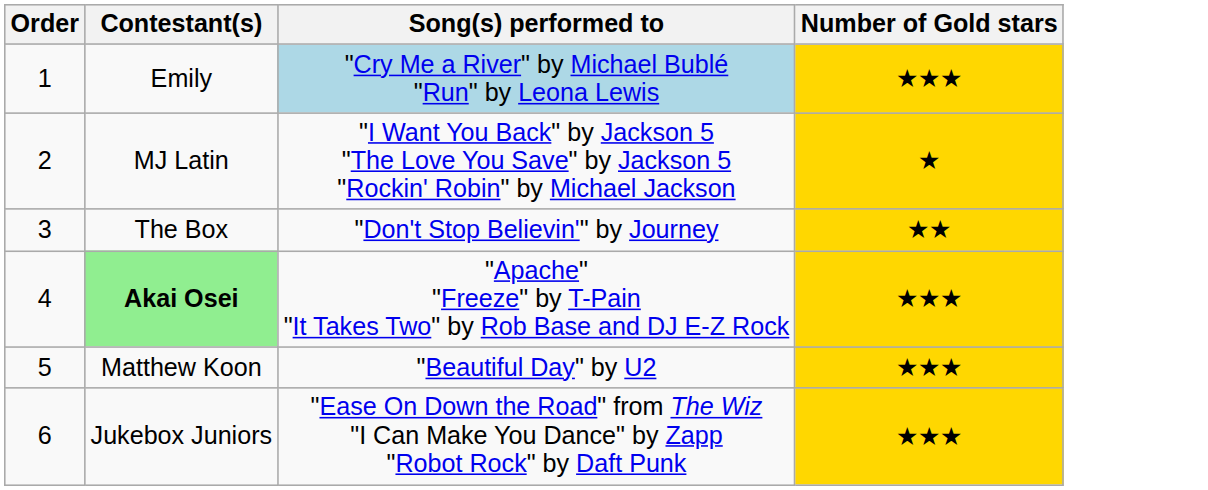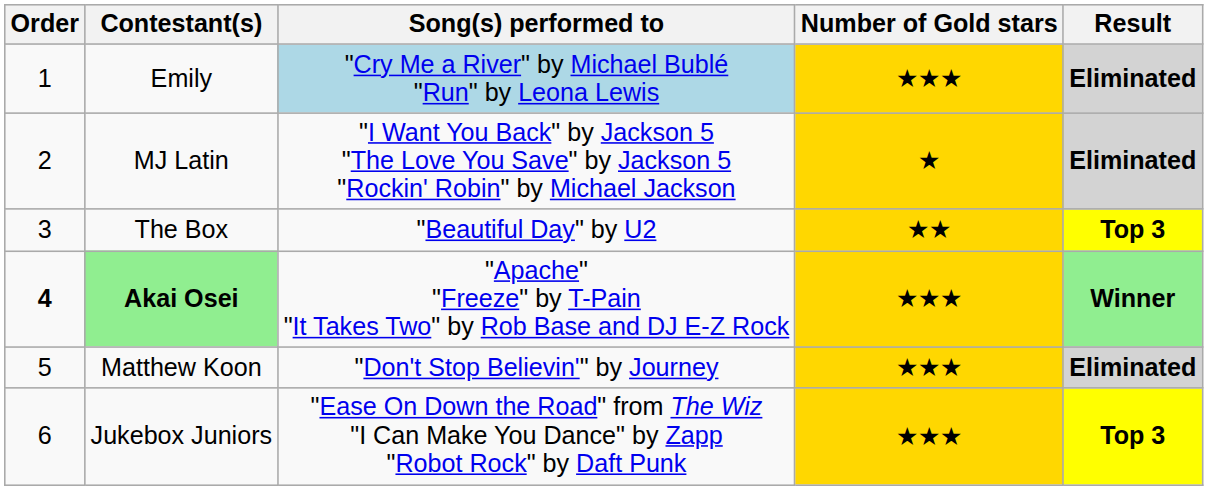+ column: (1133, 24)
(536, 229) "Don't Stop Believin'" by Journey -> (536, 229) "Beautiful Day" by U2
(45, 298) normal -> (45, 298) bold
(536, 367) "Beautiful Day" by U2 -> (536, 367) "Don't Stop Believin'" by Journey
